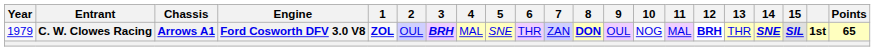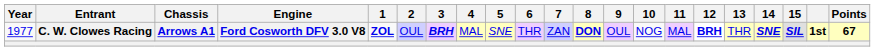(20, 31) 1979 -> (20, 31) 1977
(849, 31) 65 -> (849, 31) 67
